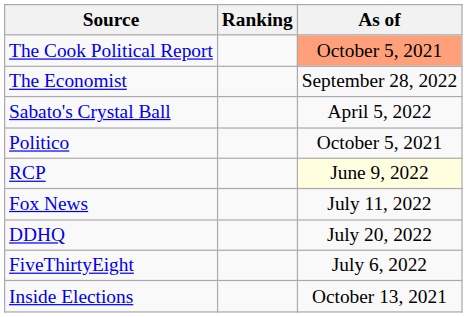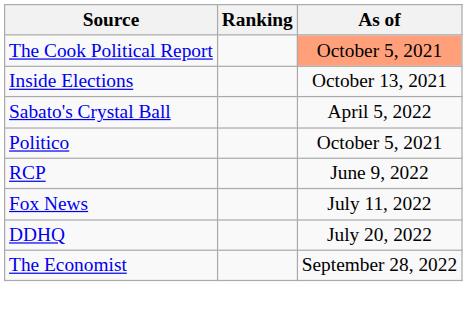rows swapped: (71, 296) <-> (68, 81)
(379, 173) lightyellow background -> (379, 173) no background
- row: (71, 265)
